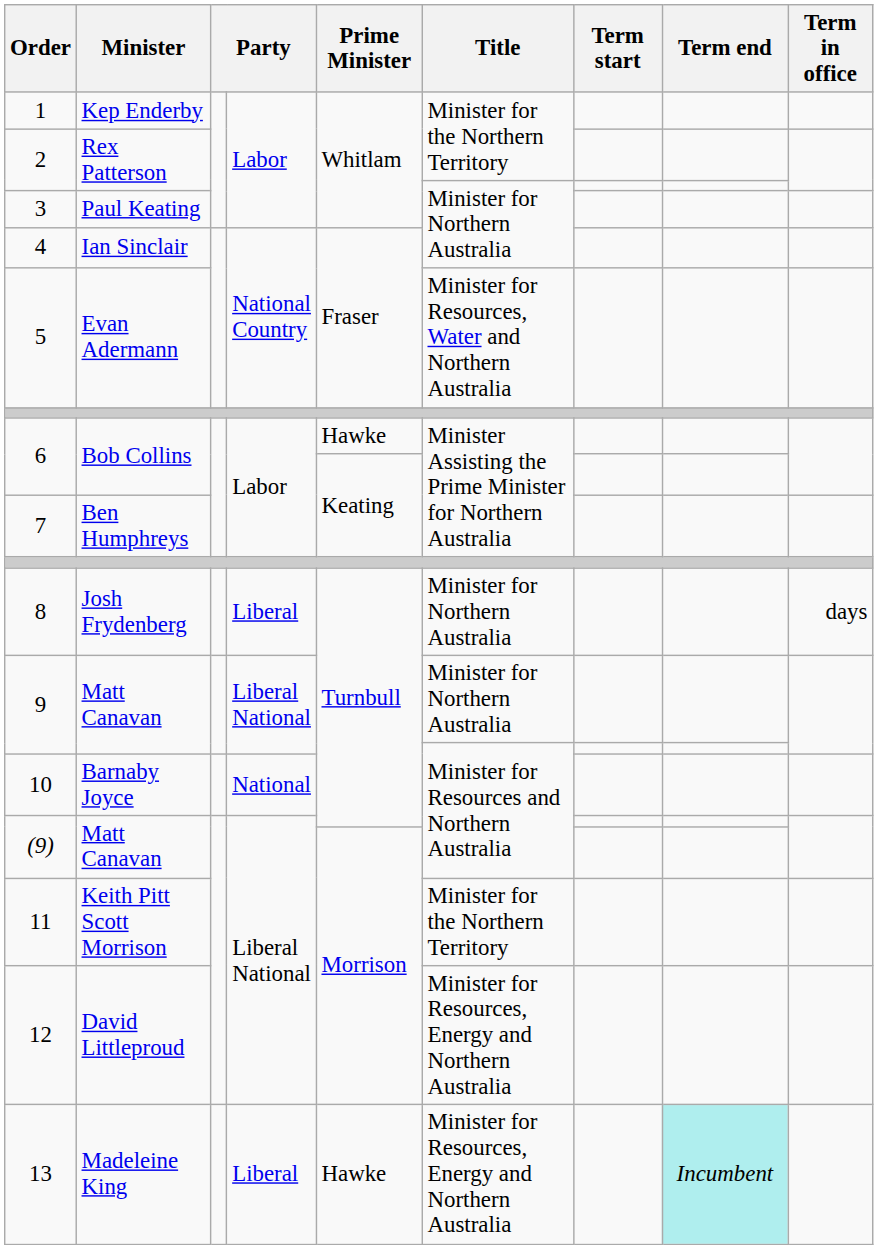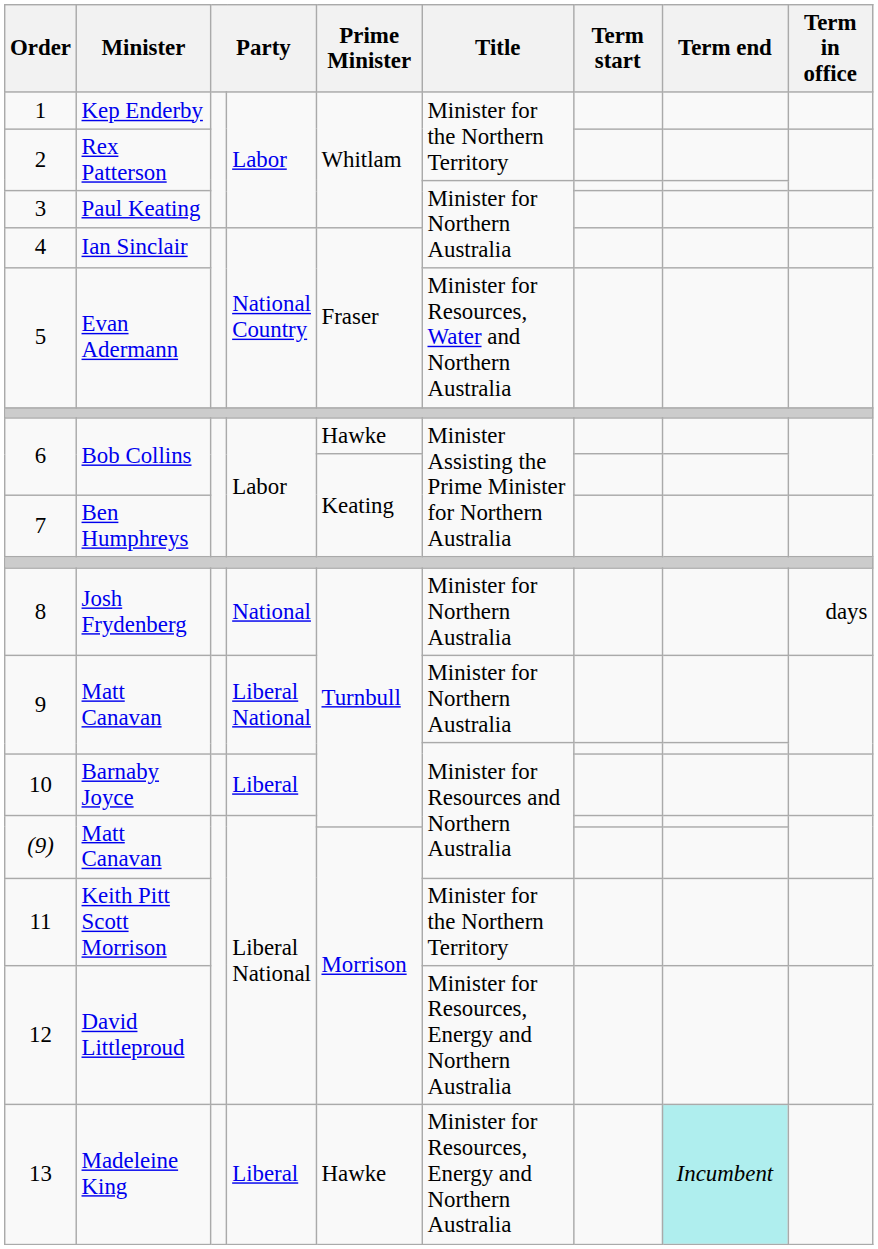(265, 611) Liberal -> (272, 611) National
(272, 784) National -> (265, 784) Liberal
